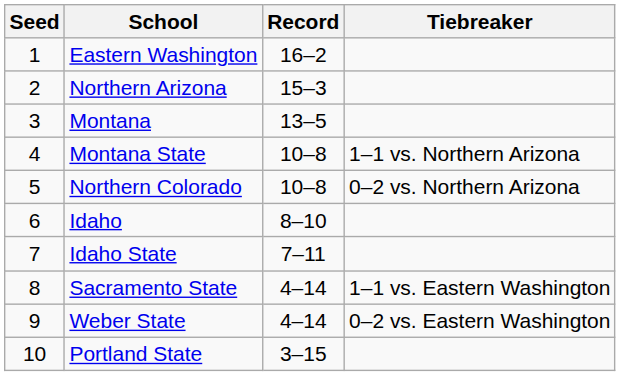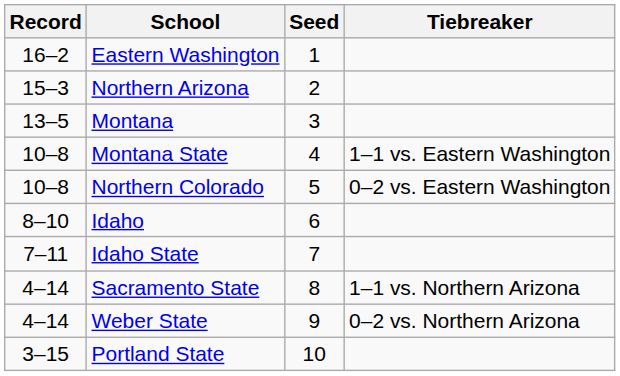columns swapped: (35, 21) <-> (303, 21)
(464, 154) 1–1 vs. Northern Arizona -> (480, 154) 1–1 vs. Eastern Washington
(464, 188) 0–2 vs. Northern Arizona -> (480, 188) 0–2 vs. Eastern Washington
(480, 287) 1–1 vs. Eastern Washington -> (464, 287) 1–1 vs. Northern Arizona
(480, 320) 0–2 vs. Eastern Washington -> (464, 320) 0–2 vs. Northern Arizona
